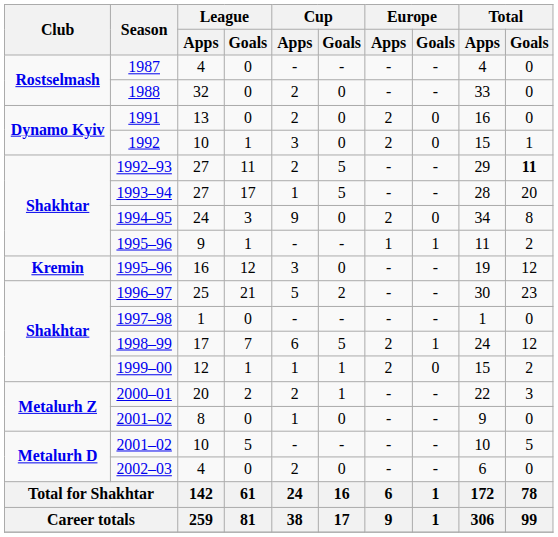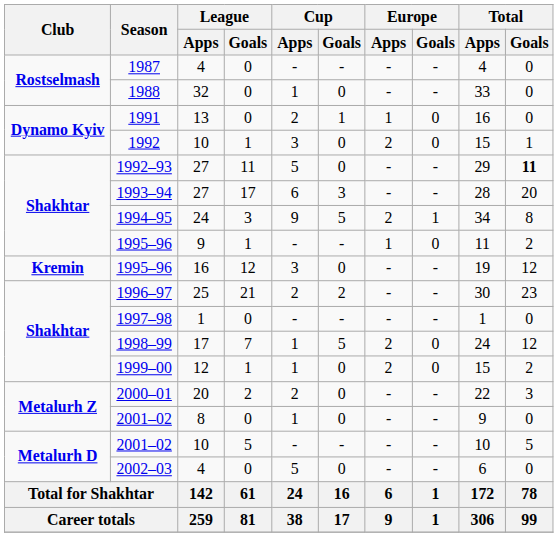(295, 92) 2 -> (295, 92) 1
(342, 117) 0 -> (342, 117) 1
(389, 117) 2 -> (389, 117) 1
(295, 167) 2 -> (295, 167) 5
(342, 167) 5 -> (342, 167) 0
(295, 192) 1 -> (295, 192) 6
(342, 192) 5 -> (342, 192) 3
(342, 218) 0 -> (342, 218) 5
(435, 218) 0 -> (435, 218) 1
(435, 243) 1 -> (435, 243) 0
(295, 293) 5 -> (295, 293) 2
(295, 343) 6 -> (295, 343) 1
(435, 343) 1 -> (435, 343) 0
(342, 368) 1 -> (342, 368) 0
(342, 393) 1 -> (342, 393) 0
(295, 469) 2 -> (295, 469) 5
